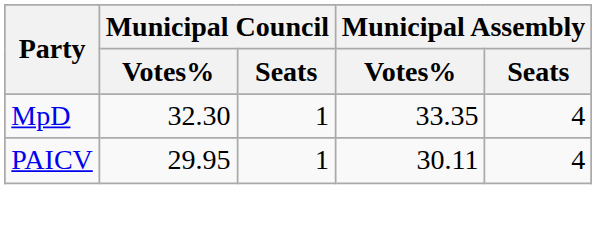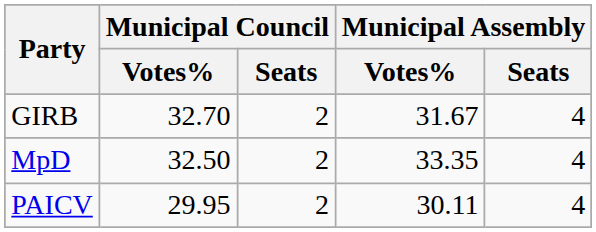+ row: (45, 115)
(199, 115) 32.30 -> (199, 159) 32.50
(322, 115) 1 -> (322, 159) 2
(322, 159) 1 -> (322, 204) 2
